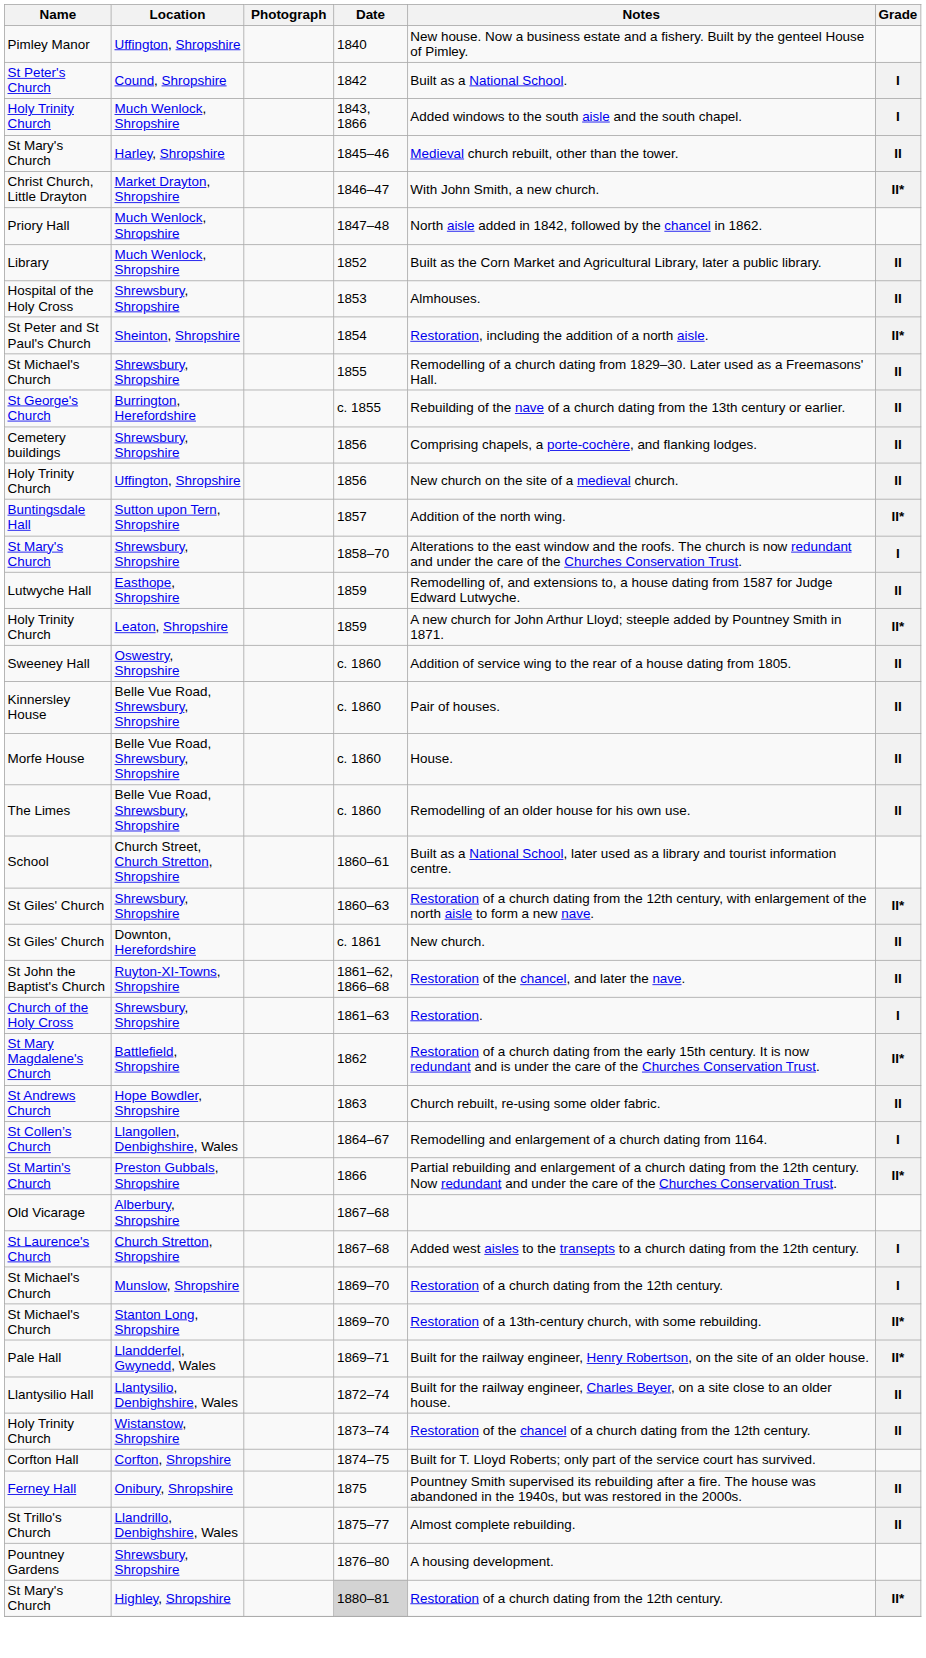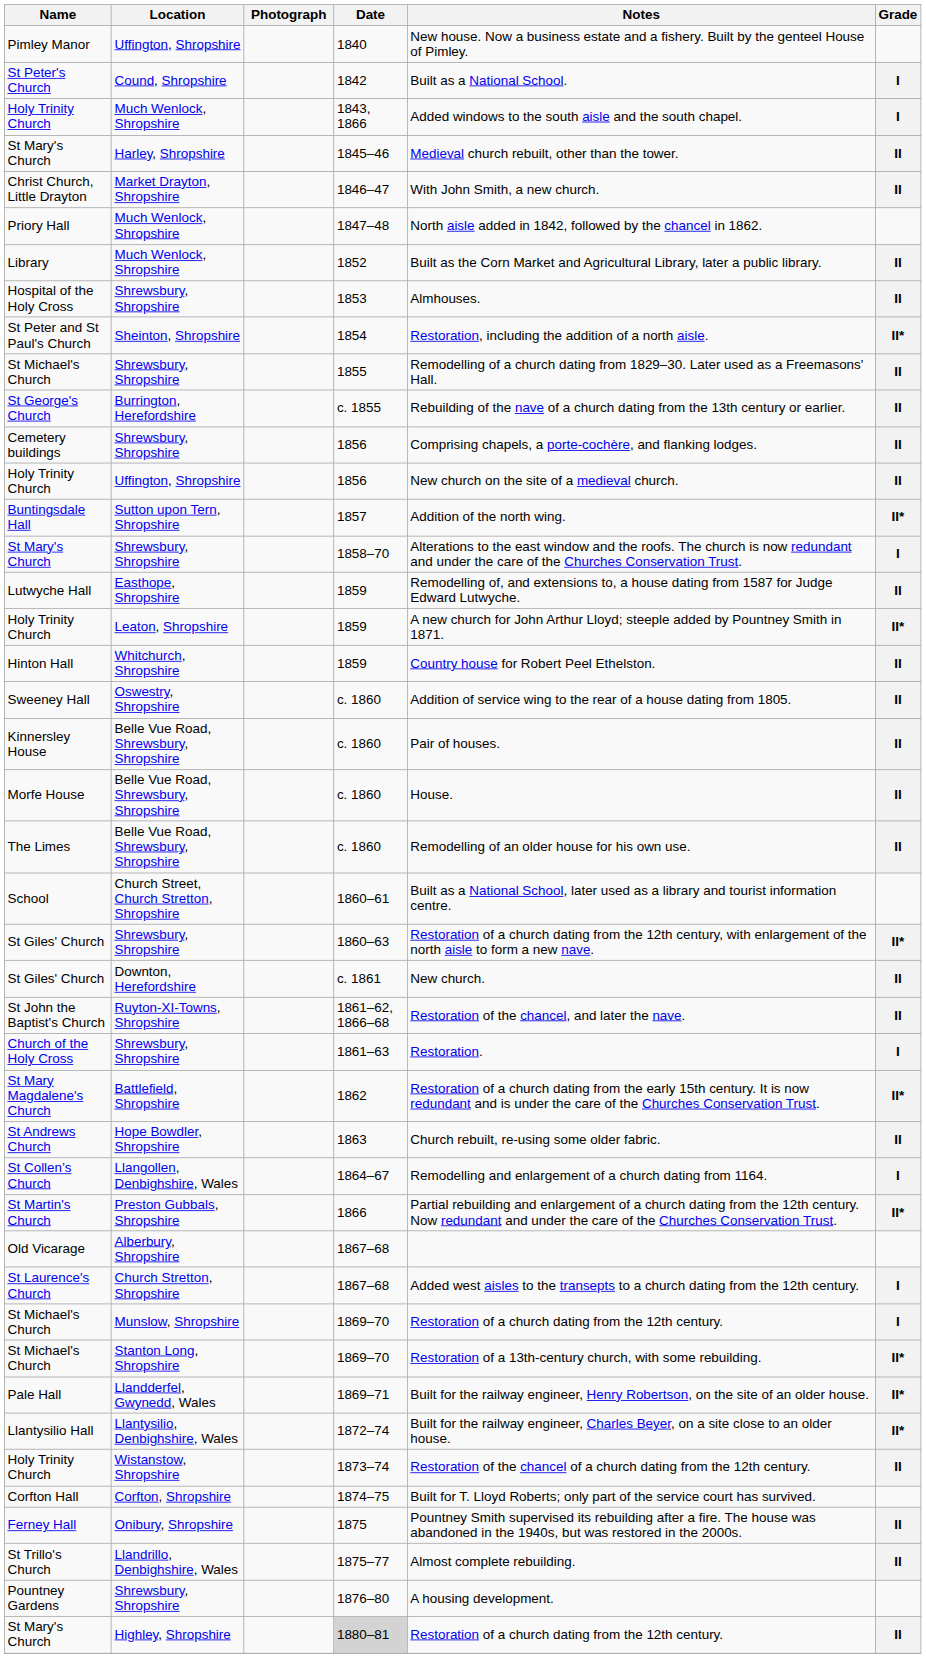(898, 189) II* -> (898, 189) II
+ row: (40, 663)
(898, 1394) II -> (898, 1431) II*
(898, 1598) II* -> (898, 1634) II
